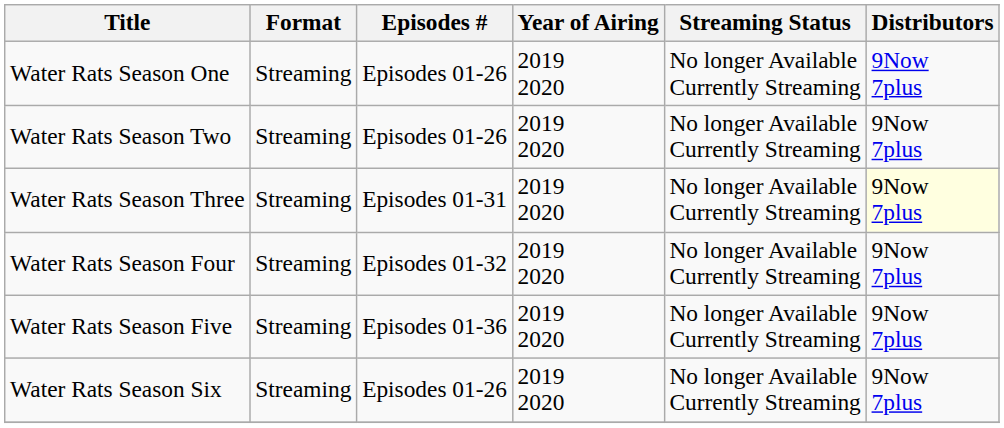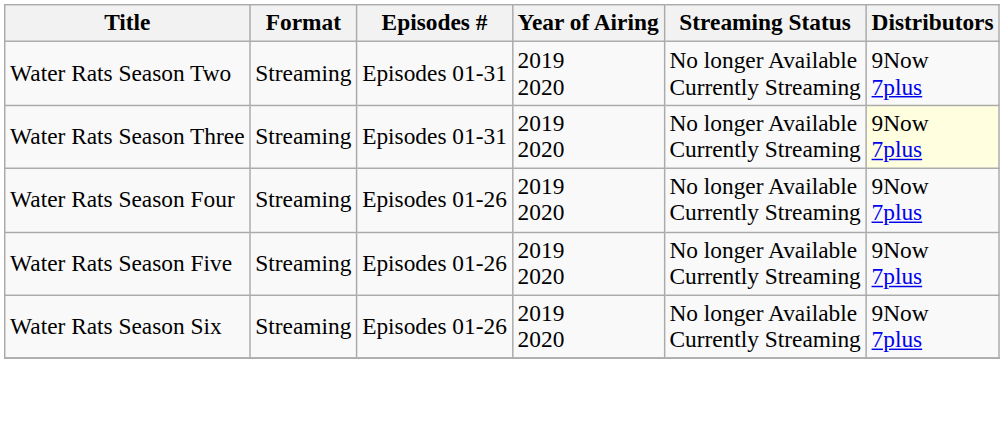- row: (120, 73)
(434, 136) Episodes 01-26 -> (434, 73) Episodes 01-31
(434, 263) Episodes 01-32 -> (434, 199) Episodes 01-26
(434, 326) Episodes 01-36 -> (434, 263) Episodes 01-26
